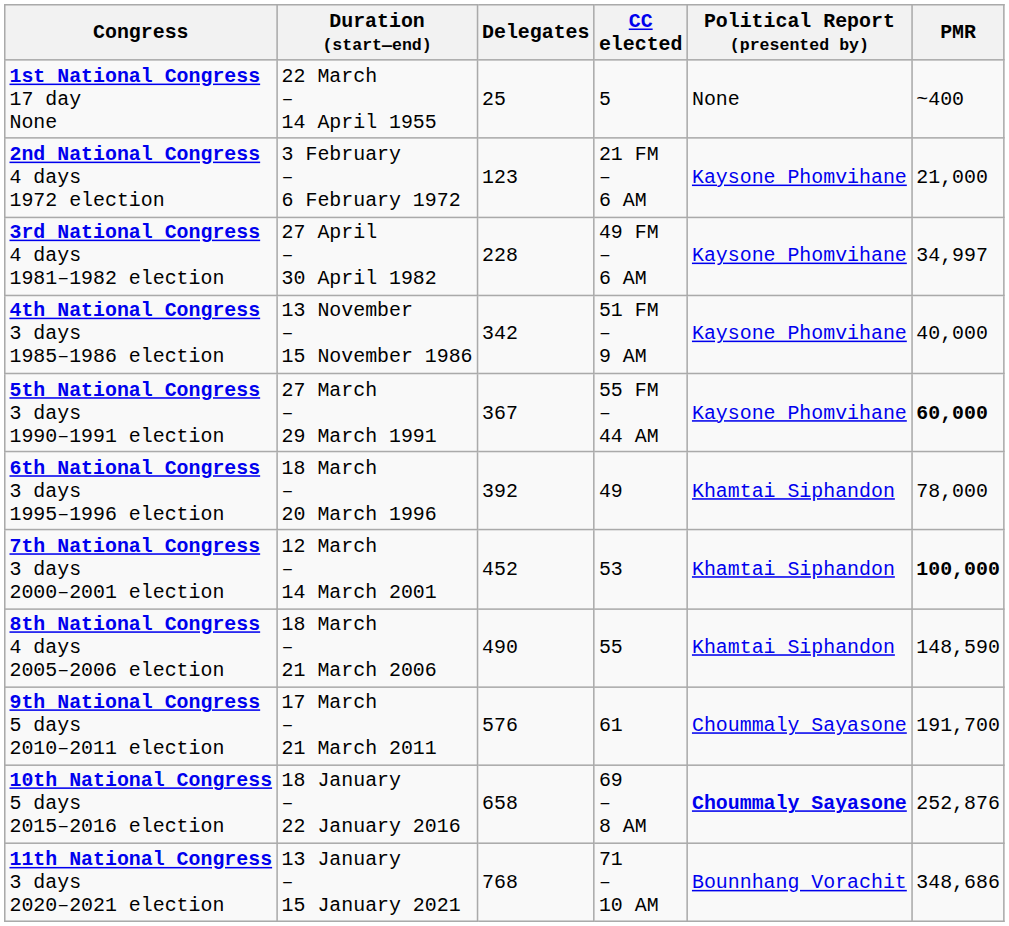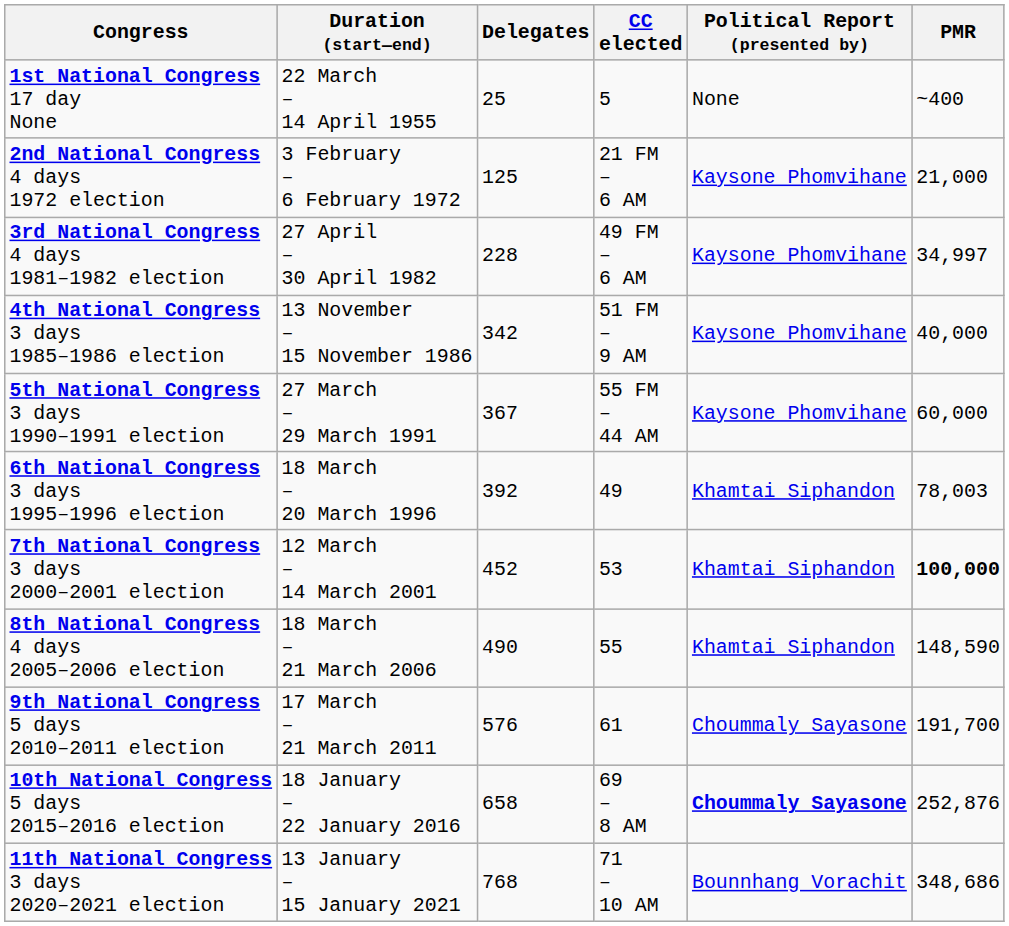(500, 178) 123 -> (500, 178) 125
(952, 413) bold -> (952, 413) normal
(952, 491) 78,000 -> (952, 491) 78,003
